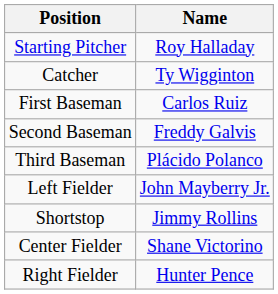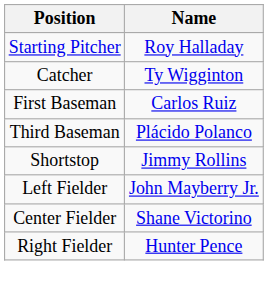- row: (70, 132)
rows swapped: (70, 217) <-> (70, 189)
